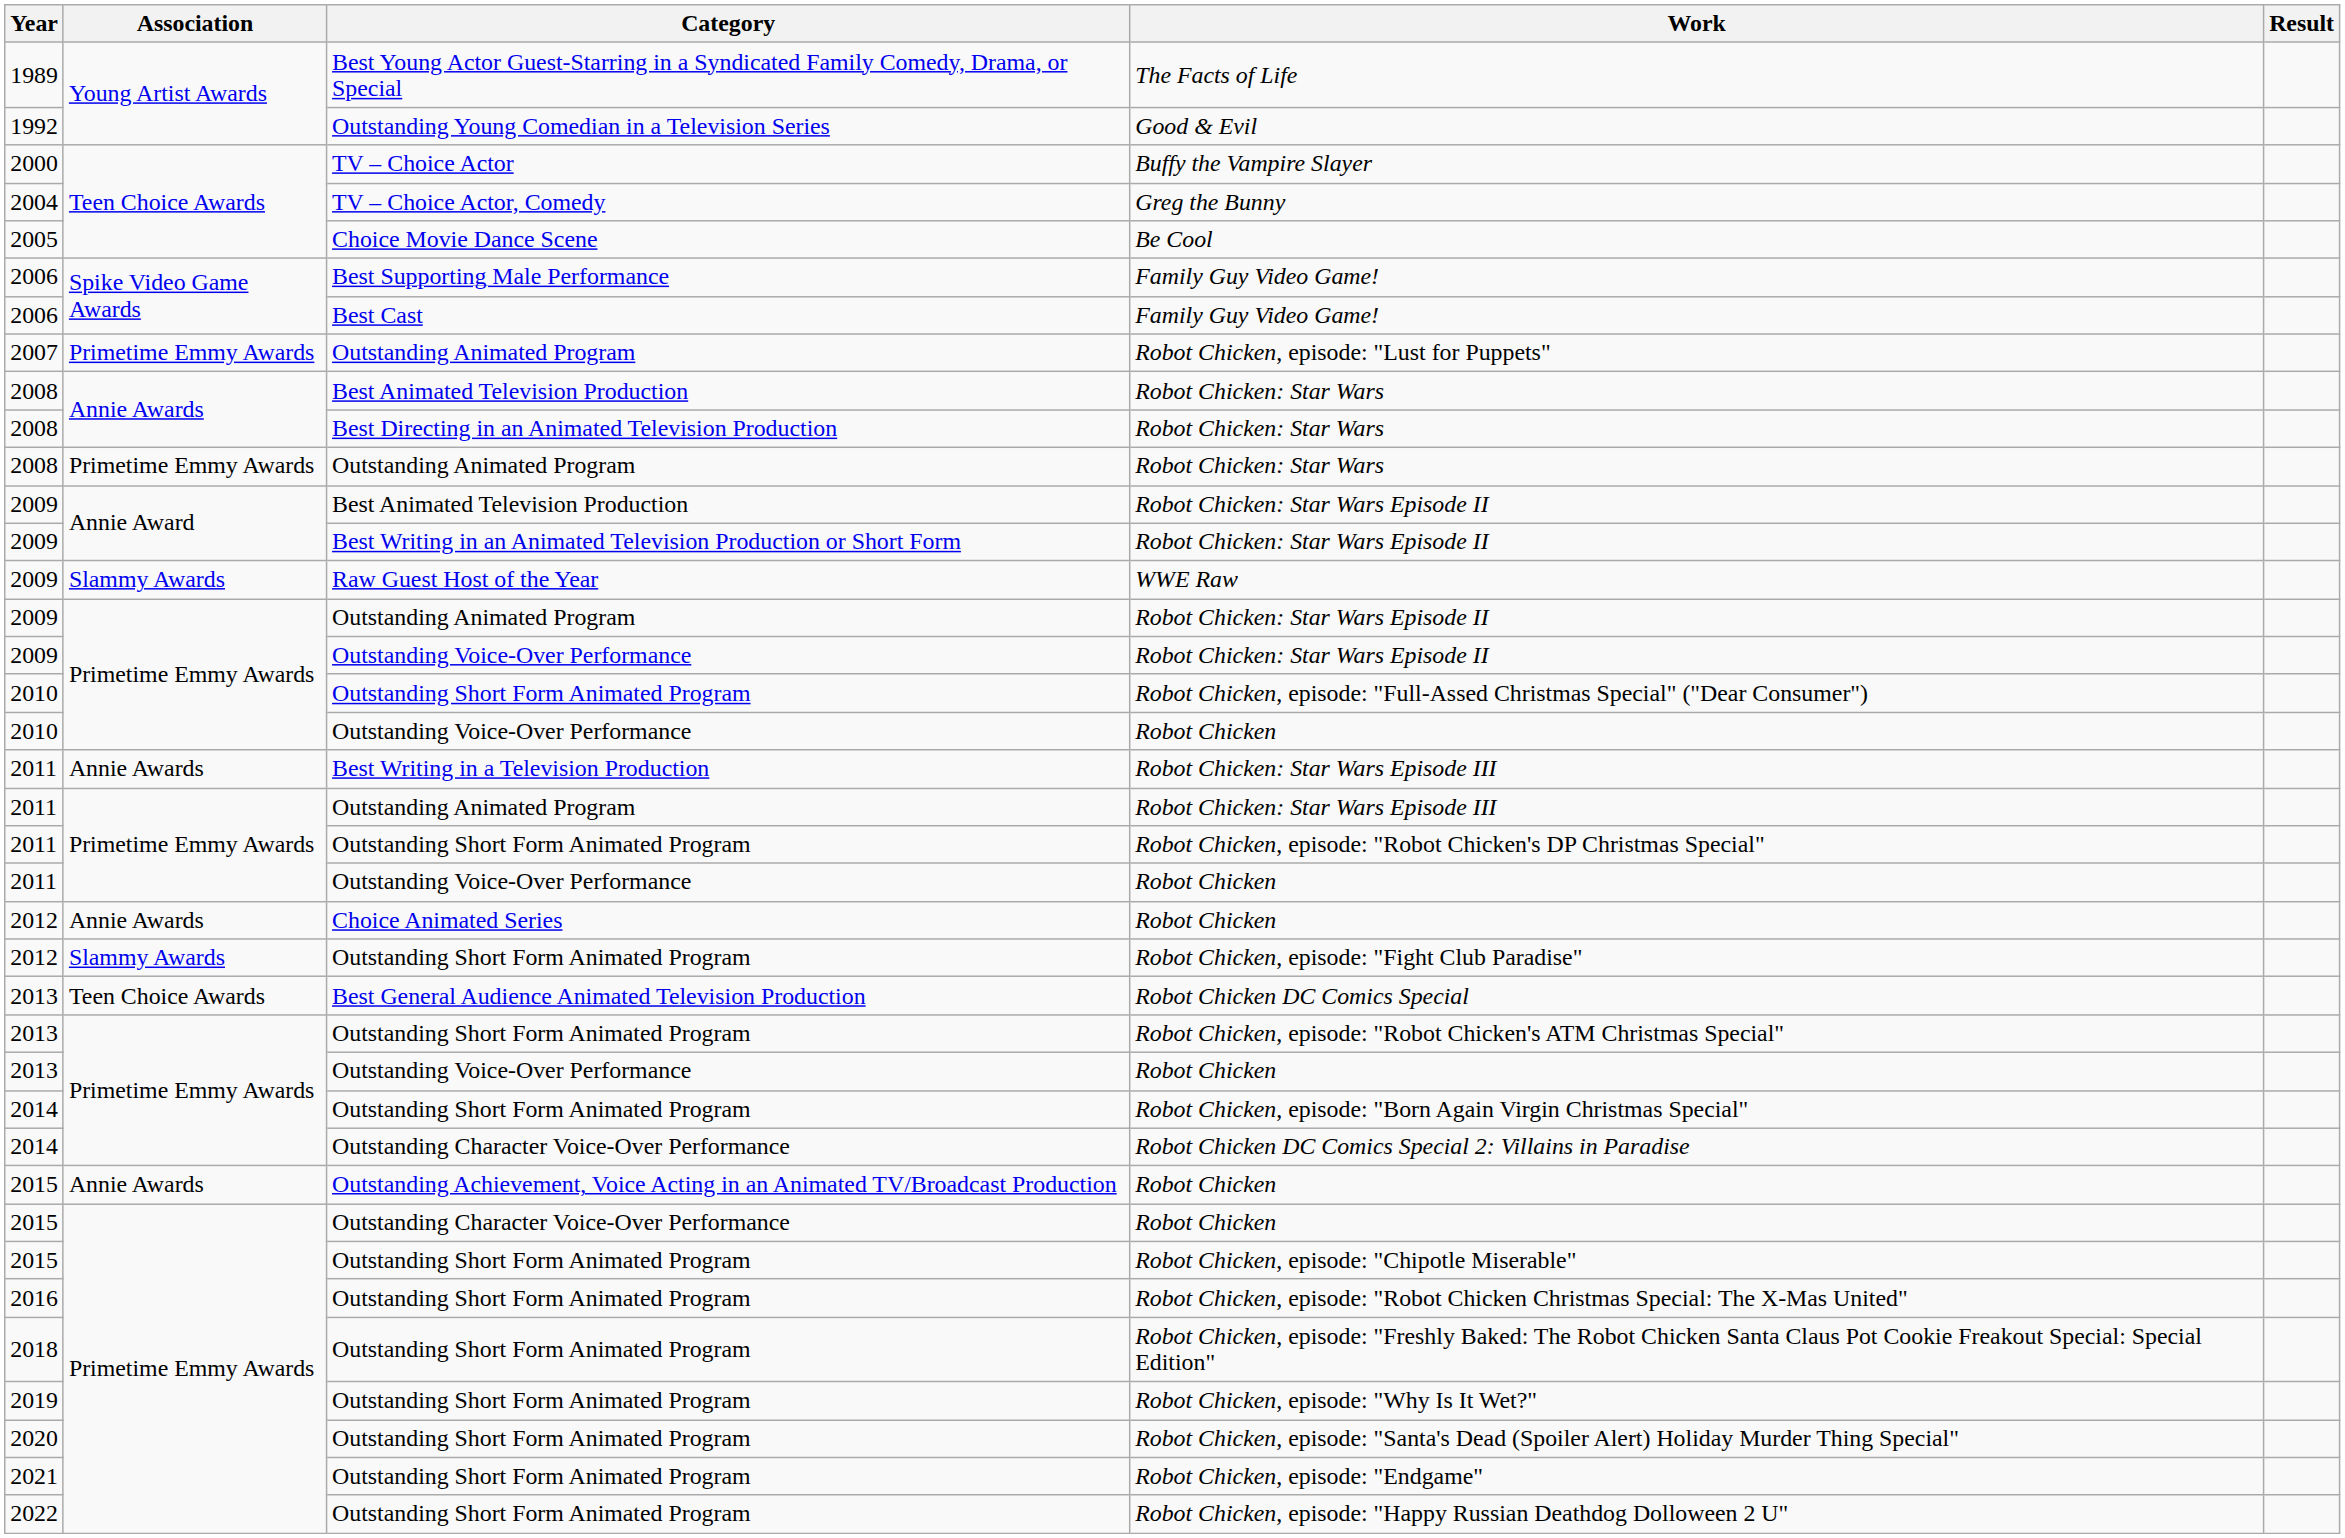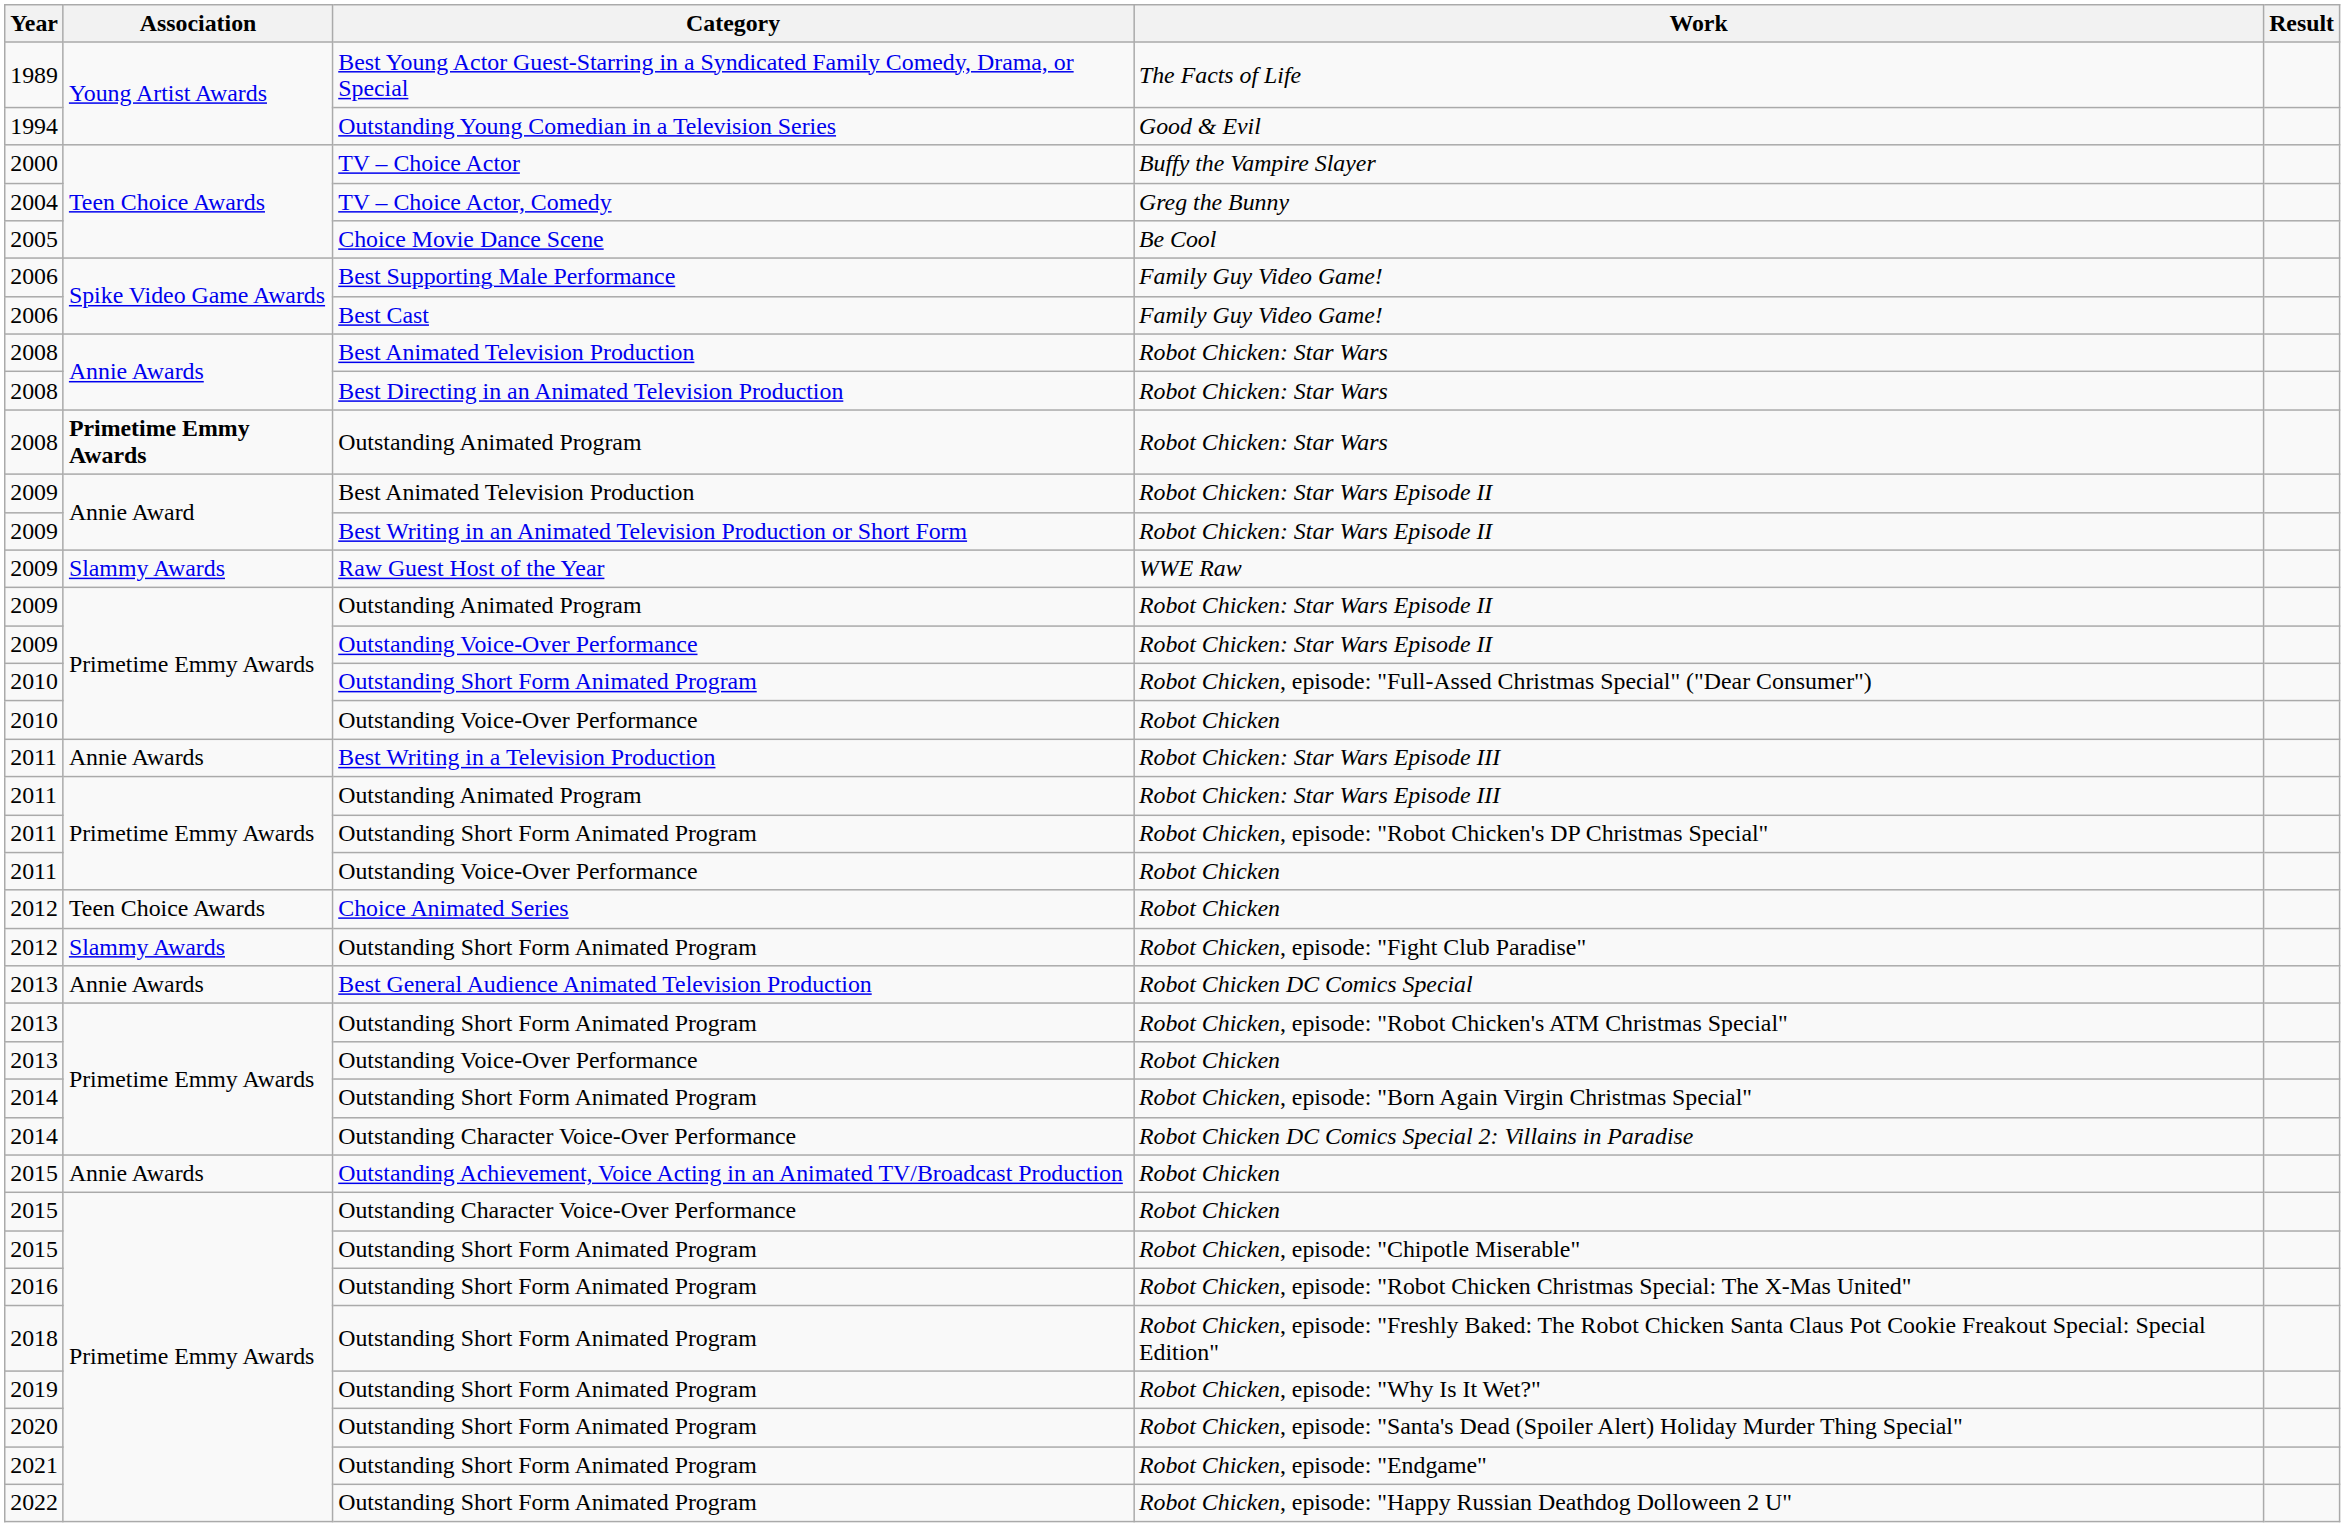(34, 125) 1992 -> (34, 125) 1994
- row: (484, 352)
(192, 466) normal -> (159, 441) bold
(136, 919) Annie Awards -> (167, 908) Teen Choice Awards
(167, 995) Teen Choice Awards -> (136, 984) Annie Awards
